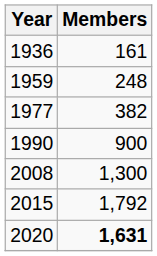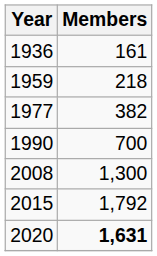(131, 81) 248 -> (131, 81) 218
(131, 143) 900 -> (131, 143) 700
